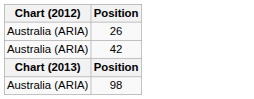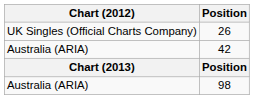(48, 31) Australia (ARIA) -> (102, 31) UK Singles (Official Charts Company)
